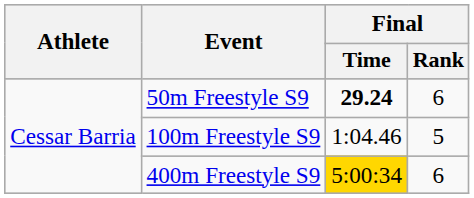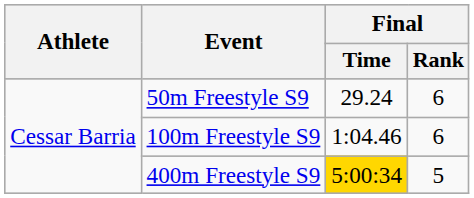(367, 98) bold -> (367, 98) normal
(438, 136) 5 -> (438, 136) 6
(438, 174) 6 -> (438, 174) 5
